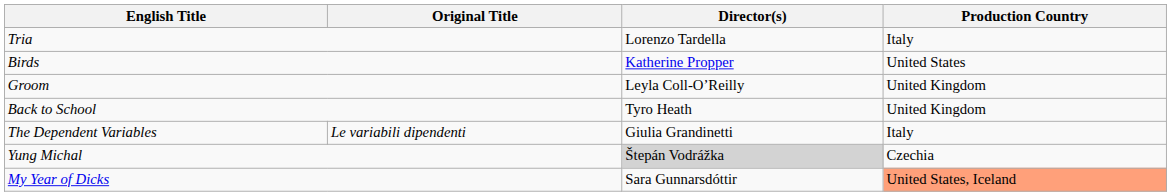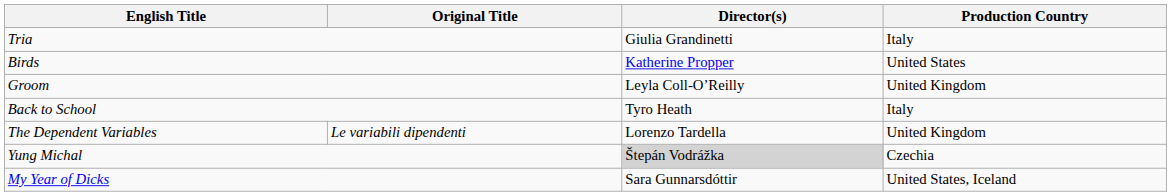(676, 39) Lorenzo Tardella -> (679, 39) Giulia Grandinetti
(936, 109) United Kingdom -> (900, 109) Italy
(679, 132) Giulia Grandinetti -> (676, 132) Lorenzo Tardella
(900, 132) Italy -> (936, 132) United Kingdom
(951, 179) lightsalmon background -> (951, 179) no background
